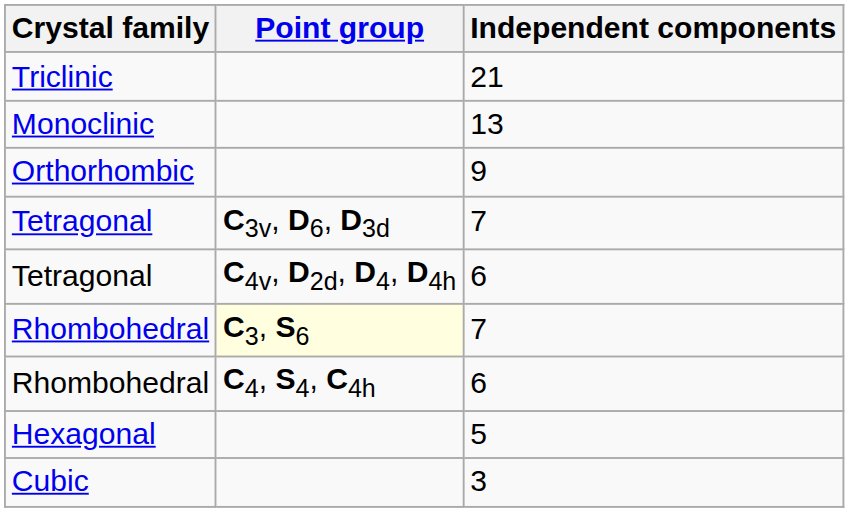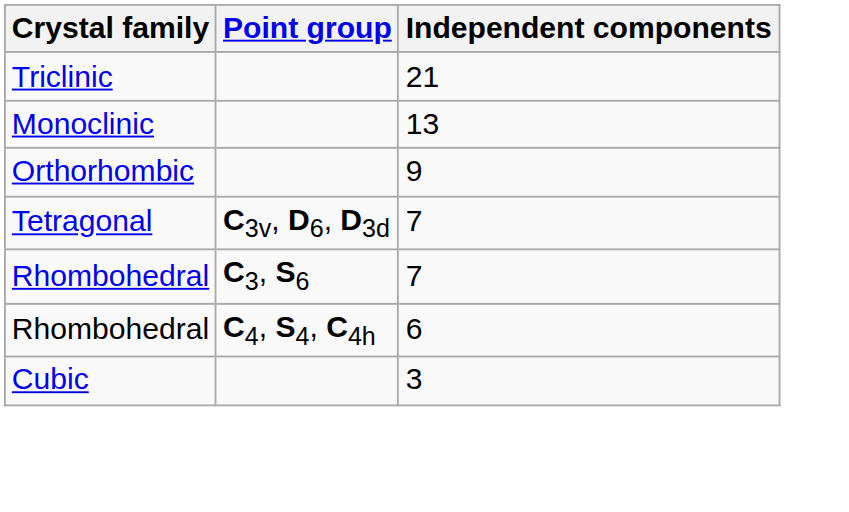- row: (82, 275)
(266, 330) lightyellow background -> (266, 276) no background
- row: (84, 433)
